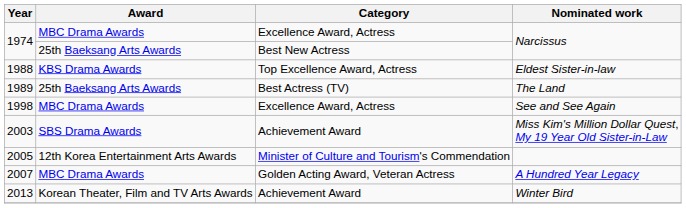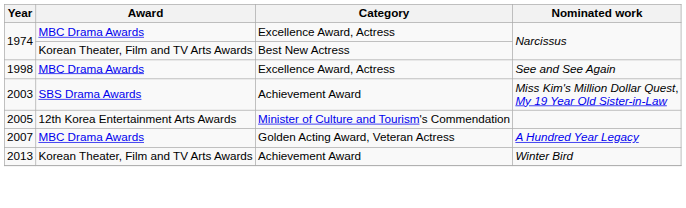(110, 50) 25th Baeksang Arts Awards -> (146, 50) Korean Theater, Film and TV Arts Awards
- row: (20, 69)
- row: (20, 87)
